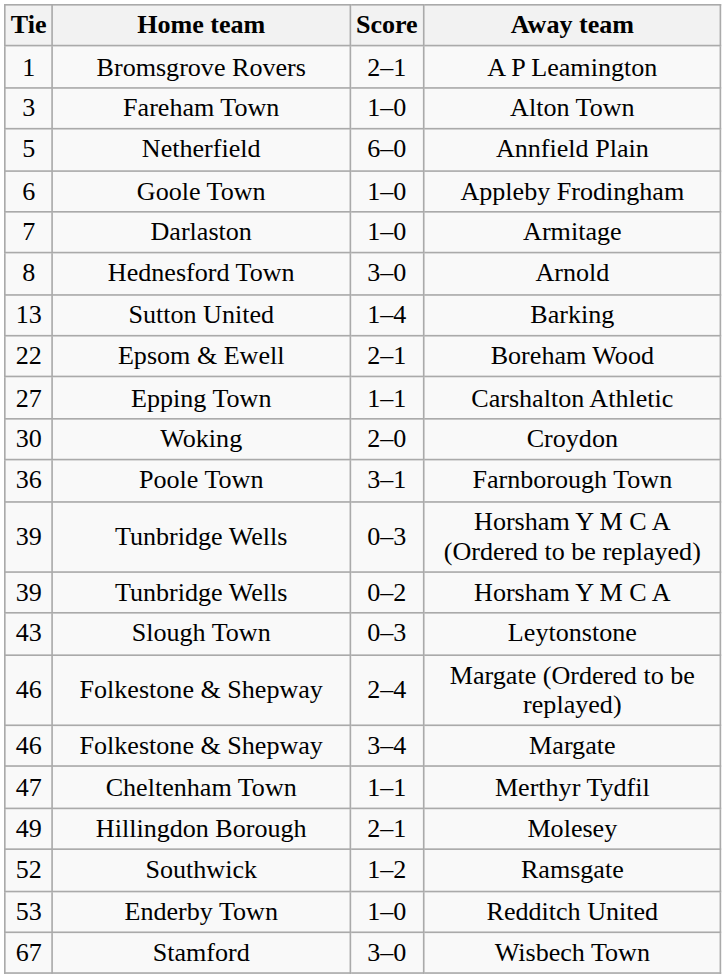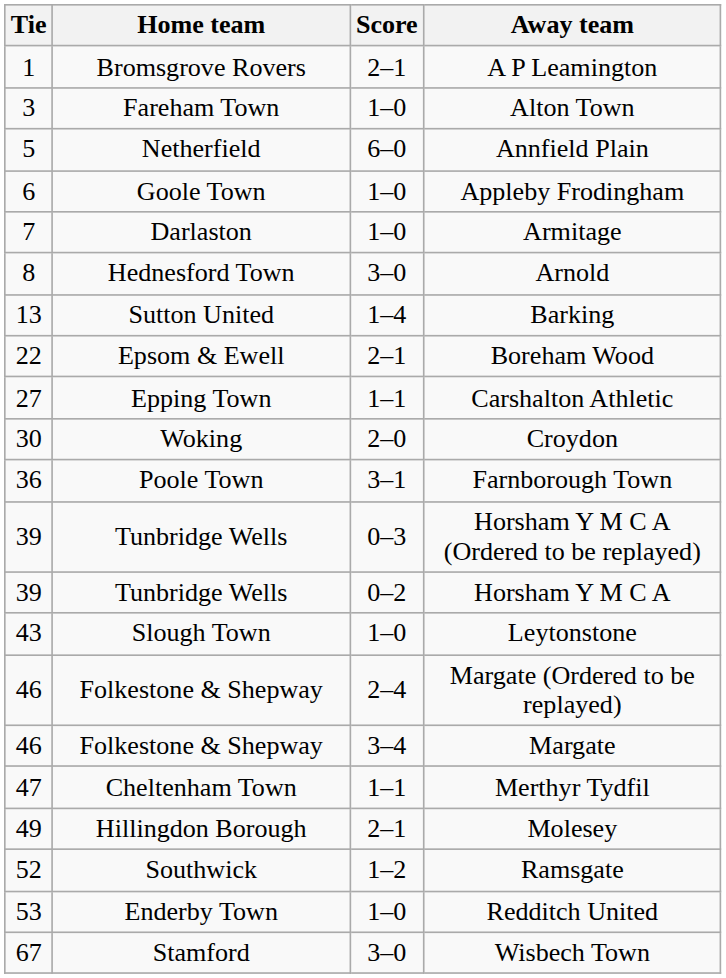(387, 633) 0–3 -> (387, 633) 1–0
